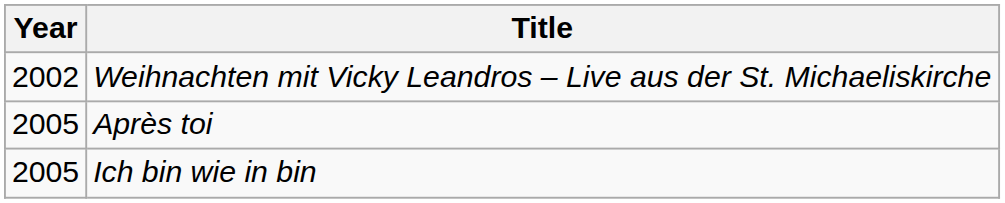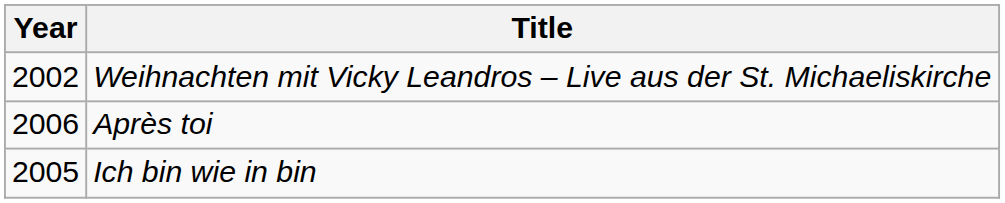(46, 124) 2005 -> (46, 124) 2006
